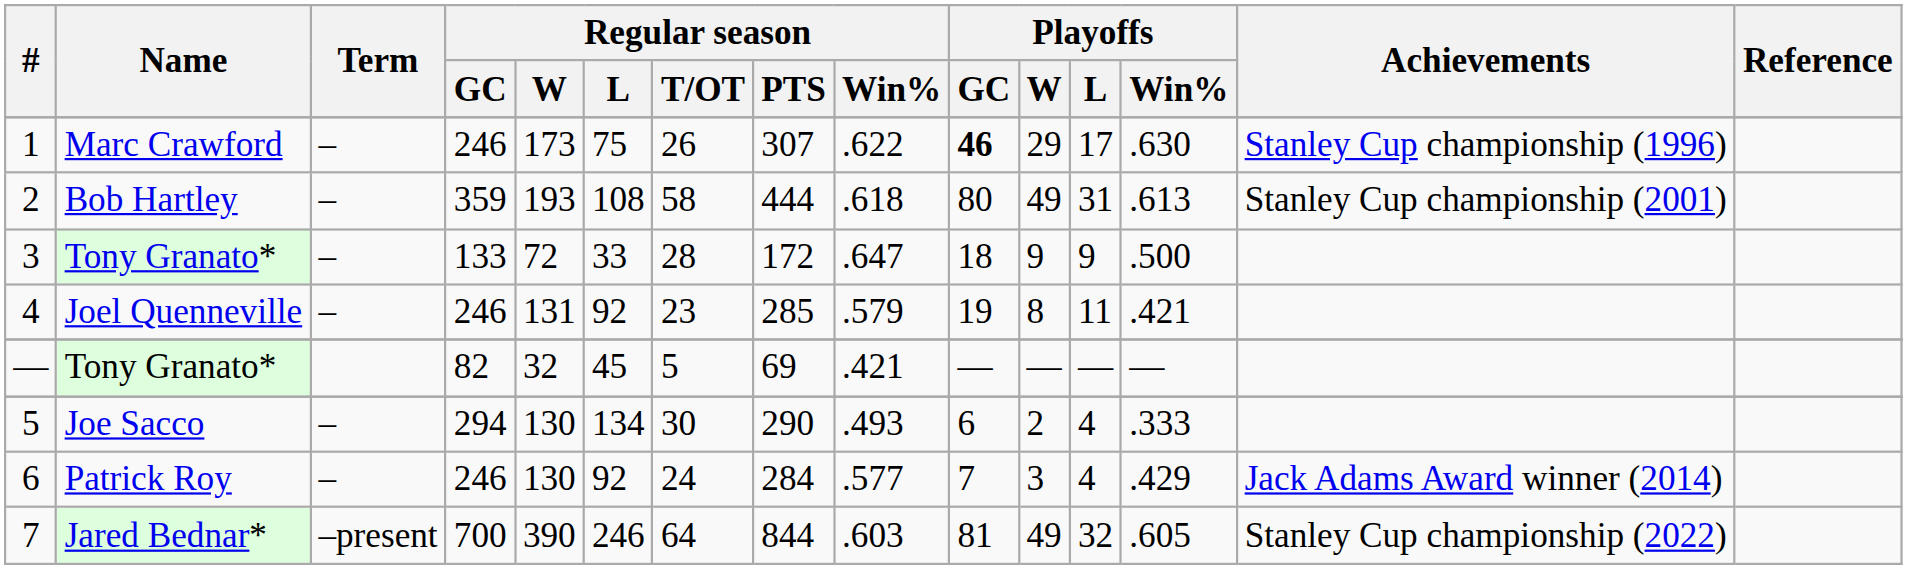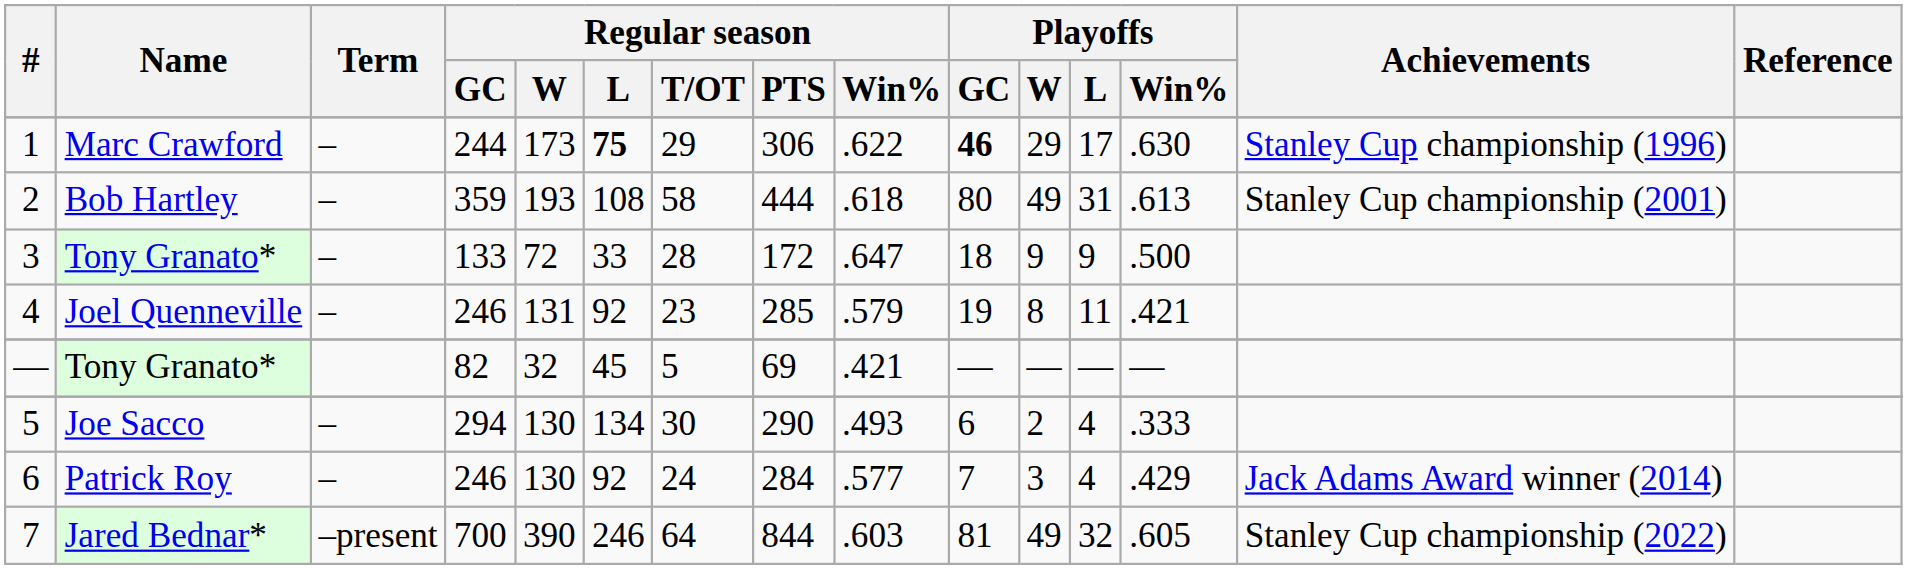(480, 144) 246 -> (480, 144) 244
(610, 144) normal -> (610, 144) bold
(679, 144) 26 -> (679, 144) 29
(788, 144) 307 -> (788, 144) 306
